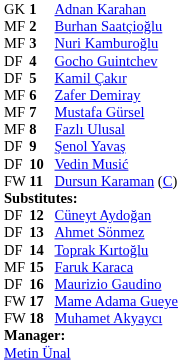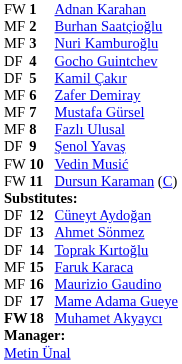(15, 9) GK -> (15, 9) FW
(13, 164) DF -> (15, 164) FW
(13, 284) DF -> (15, 284) MF
(15, 301) FW -> (13, 301) DF
(15, 318) normal -> (16, 318) bold
